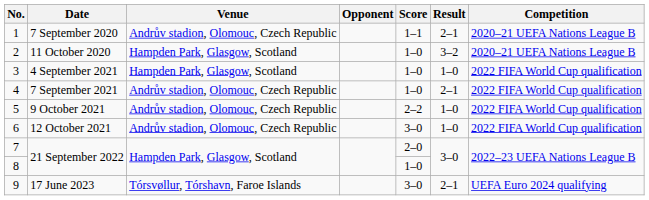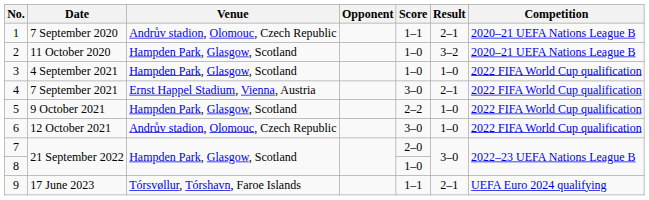(233, 90) Andrův stadion, Olomouc, Czech Republic -> (222, 90) Ernst Happel Stadium, Vienna, Austria
(413, 90) 1–0 -> (413, 90) 3–0
(233, 109) Andrův stadion, Olomouc, Czech Republic -> (213, 109) Hampden Park, Glasgow, Scotland
(413, 185) 3–0 -> (413, 185) 1–1
